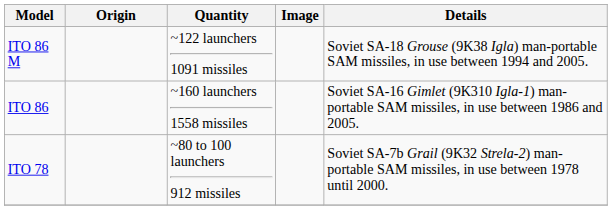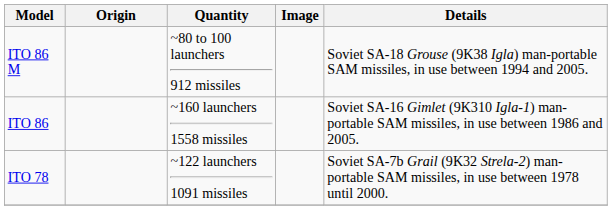(222, 53) ~122 launchers 1091 missiles -> (222, 61) ~80 to 100 launchers 912 missiles
(222, 169) ~80 to 100 launchers 912 missiles -> (222, 177) ~122 launchers 1091 missiles
